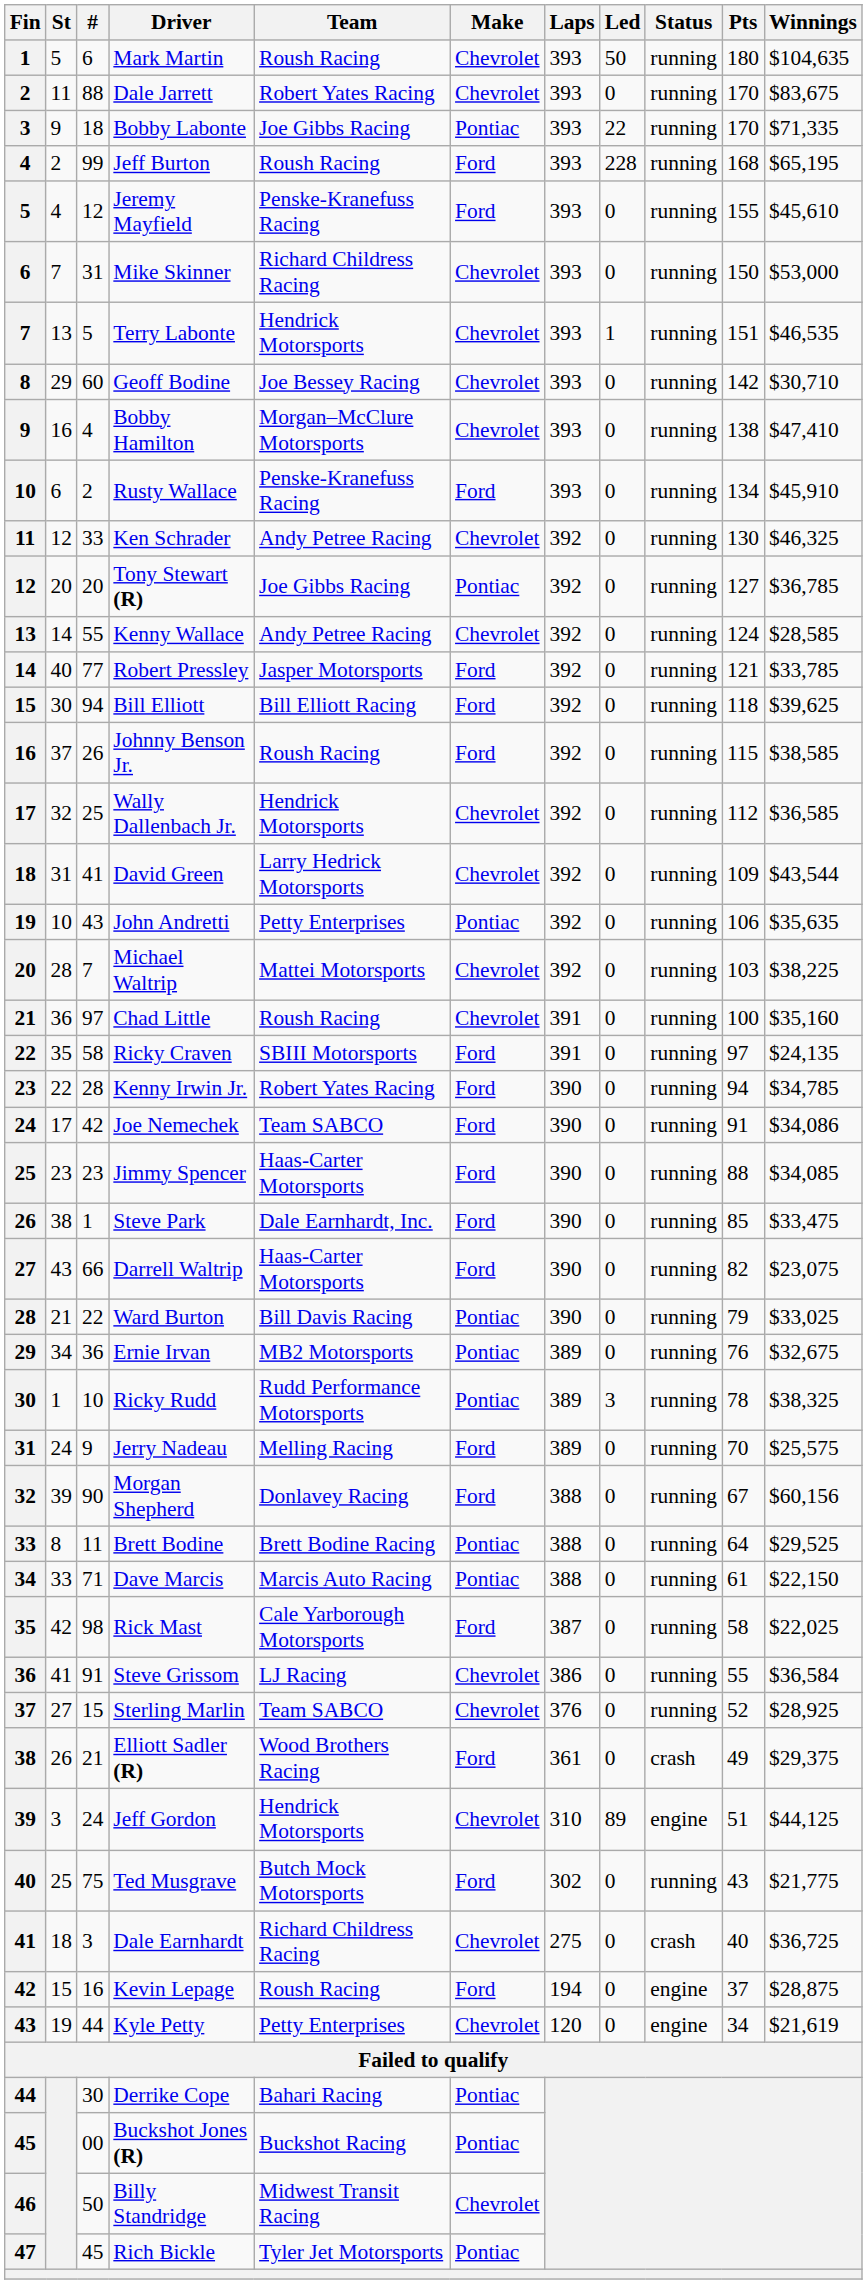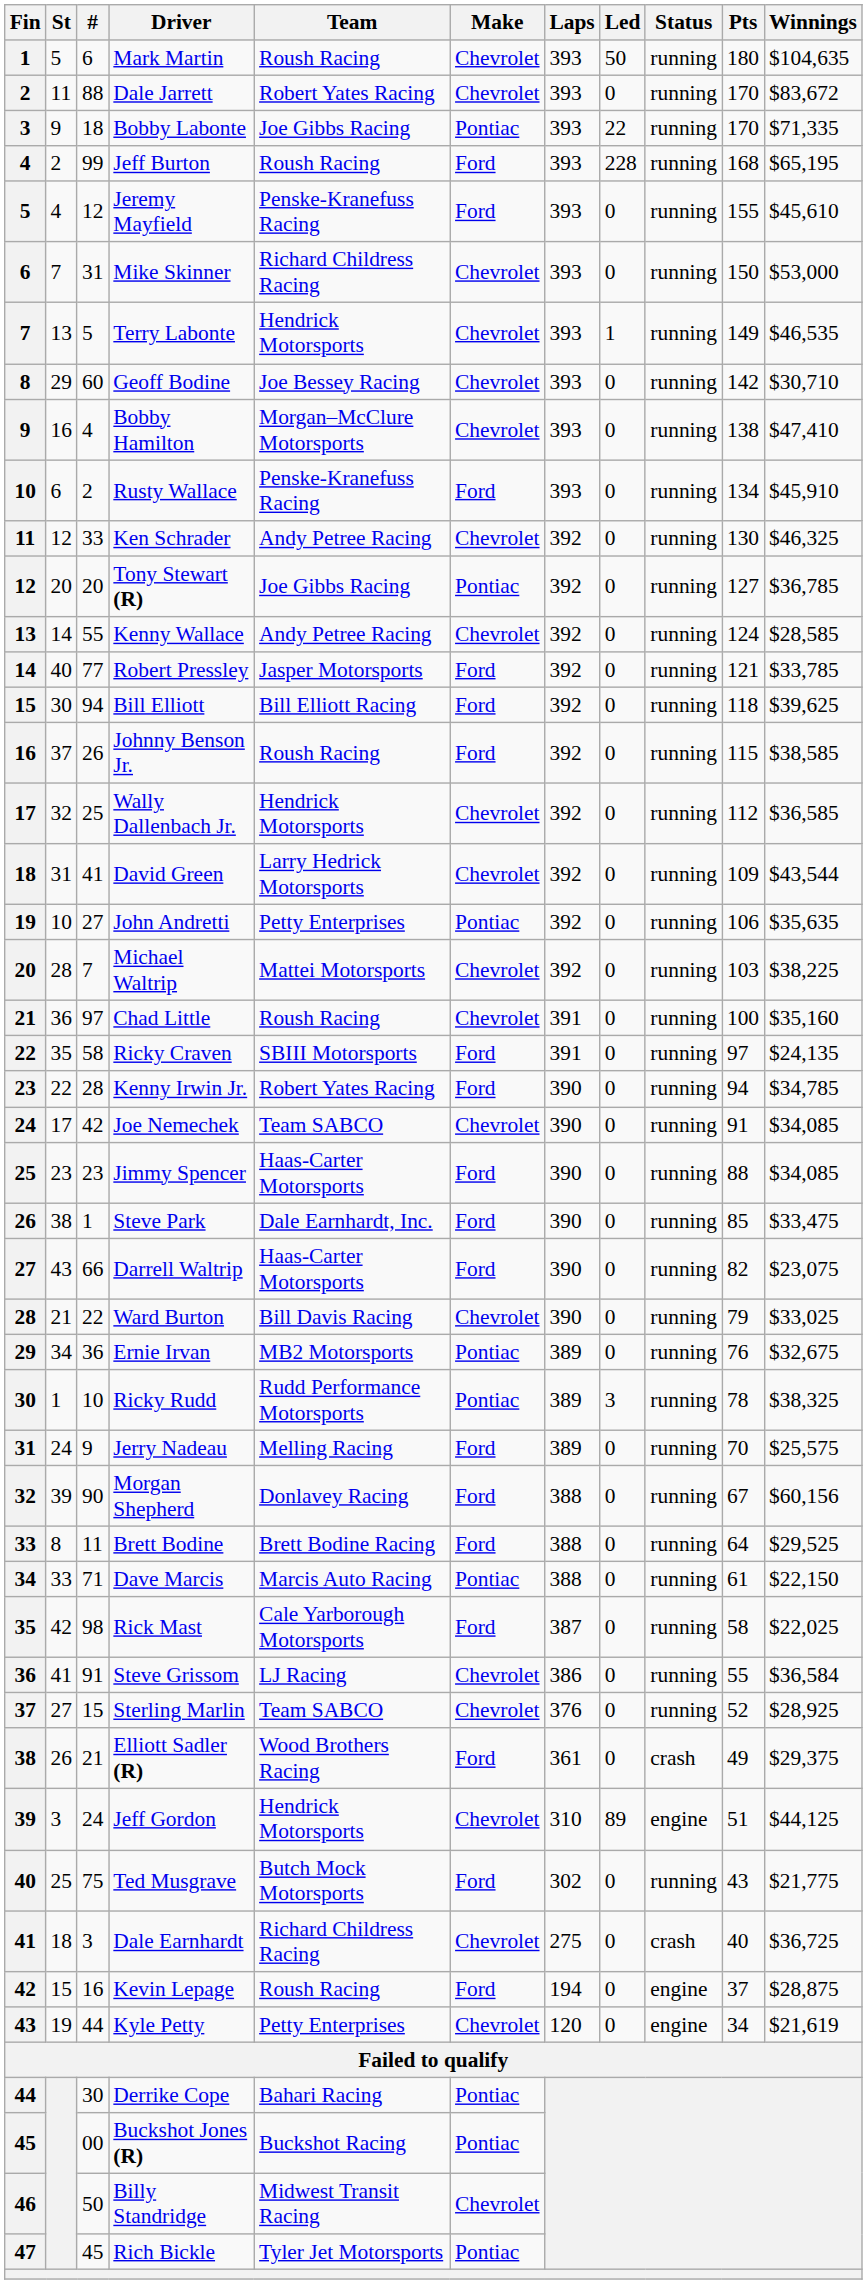(804, 93) $83,675 -> (804, 93) $83,672
(743, 333) 151 -> (743, 333) 149
(93, 922) 43 -> (93, 922) 27
(475, 1124) Ford -> (497, 1124) Chevrolet
(804, 1124) $34,086 -> (804, 1124) $34,085
(487, 1316) Pontiac -> (497, 1316) Chevrolet
(487, 1543) Pontiac -> (475, 1543) Ford
